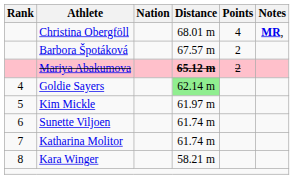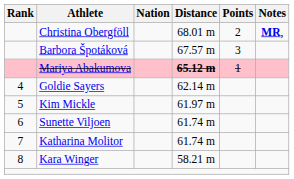(238, 31) 4 -> (238, 31) 2
(238, 50) 2 -> (238, 50) 3
(238, 68) 2 -> (238, 68) 1
(196, 86) lightgreen background -> (196, 86) no background
